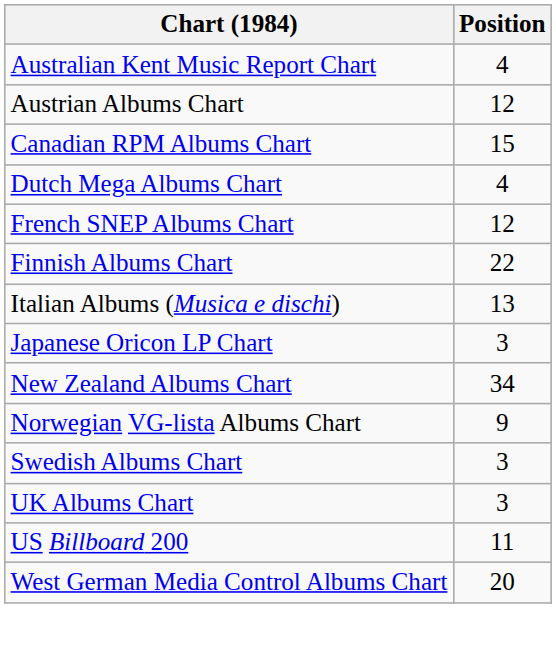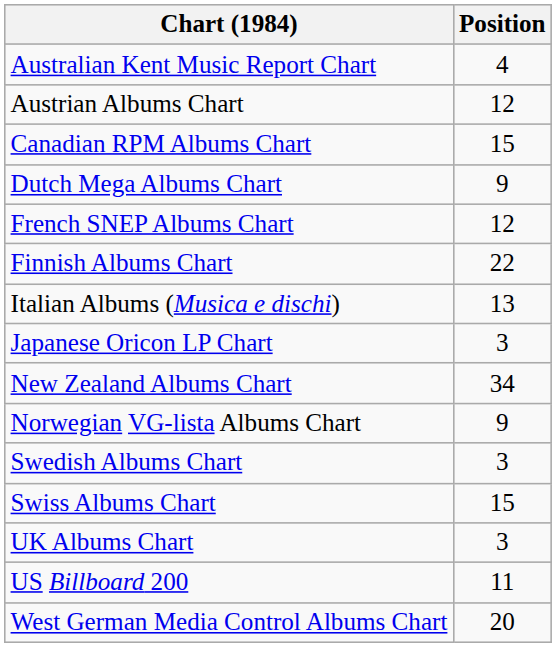(502, 183) 4 -> (502, 183) 9
+ row: (113, 502)
